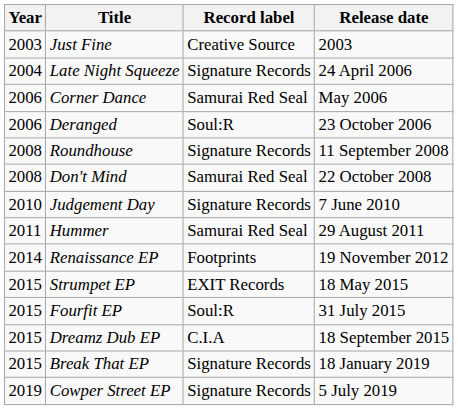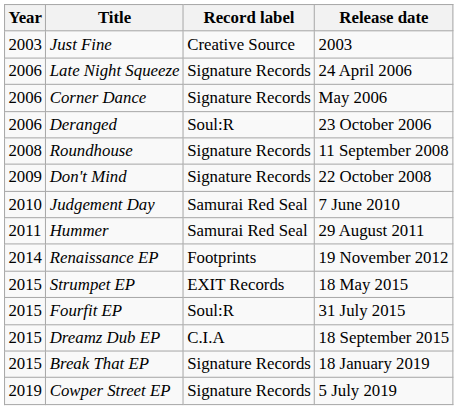(25, 71) 2004 -> (25, 71) 2006
(247, 97) Samurai Red Seal -> (249, 97) Signature Records
(25, 177) 2008 -> (25, 177) 2009
(247, 177) Samurai Red Seal -> (249, 177) Signature Records
(249, 204) Signature Records -> (247, 204) Samurai Red Seal
